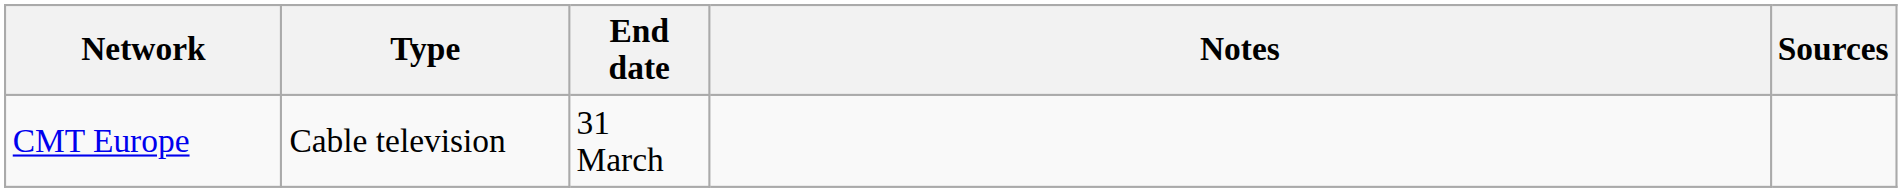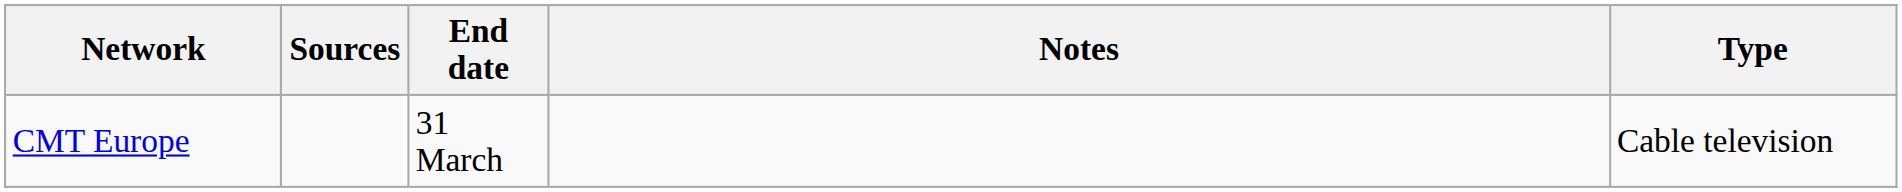columns swapped: (425, 49) <-> (1833, 49)
